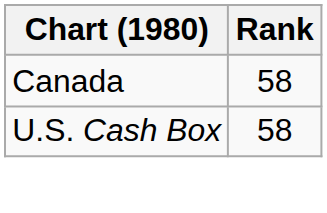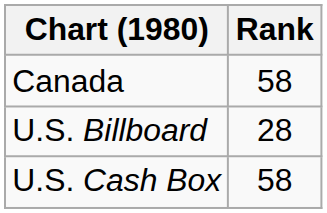+ row: (110, 130)
